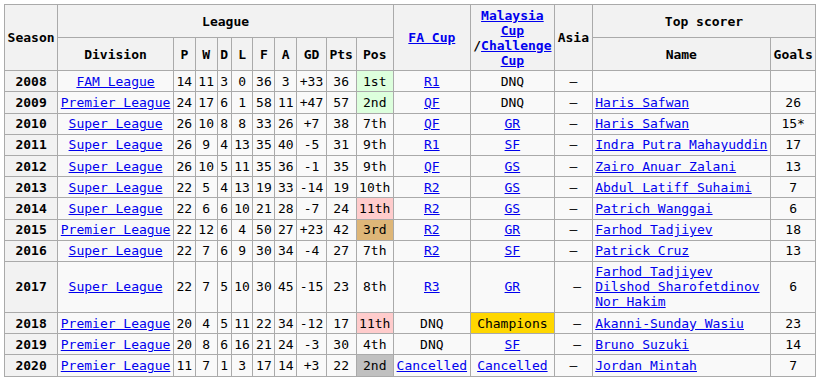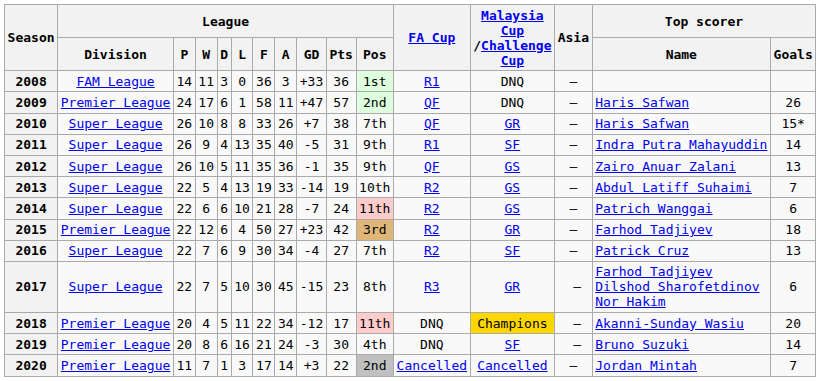(793, 145) 17 -> (793, 145) 14
(793, 323) 23 -> (793, 323) 20
